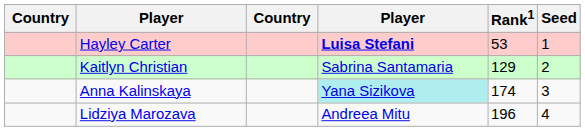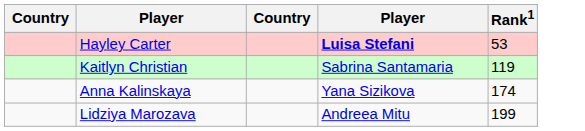- column: (559, 18)
(503, 67) 129 -> (503, 67) 119
(368, 91) paleturquoise background -> (368, 91) no background
(503, 114) 196 -> (503, 114) 199
